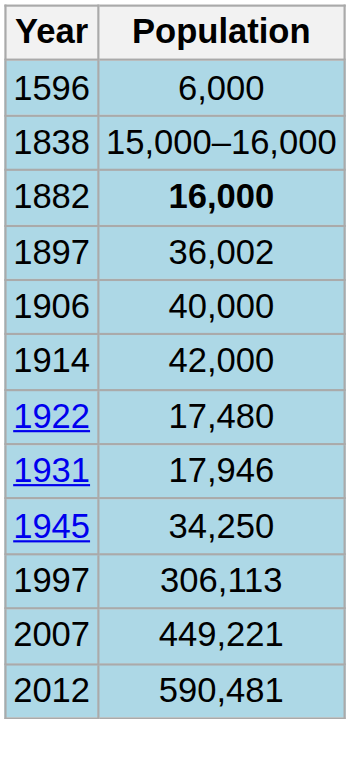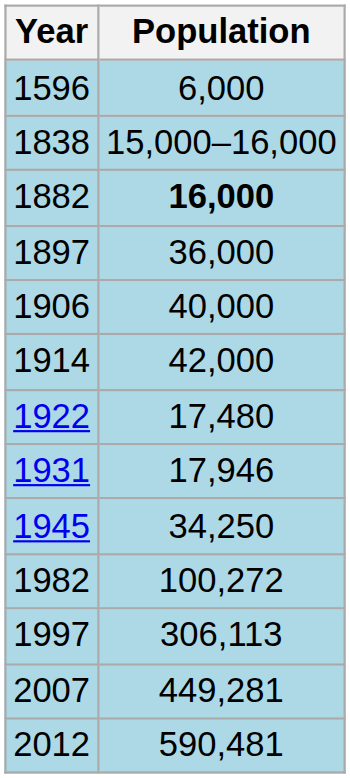(221, 251) 36,002 -> (221, 251) 36,000
+ row: (52, 580)
(221, 635) 449,221 -> (221, 690) 449,281
